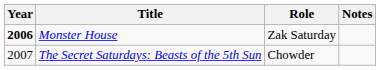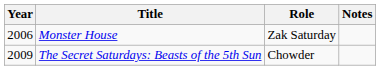(20, 34) bold -> (20, 34) normal
(20, 55) 2007 -> (20, 55) 2009
